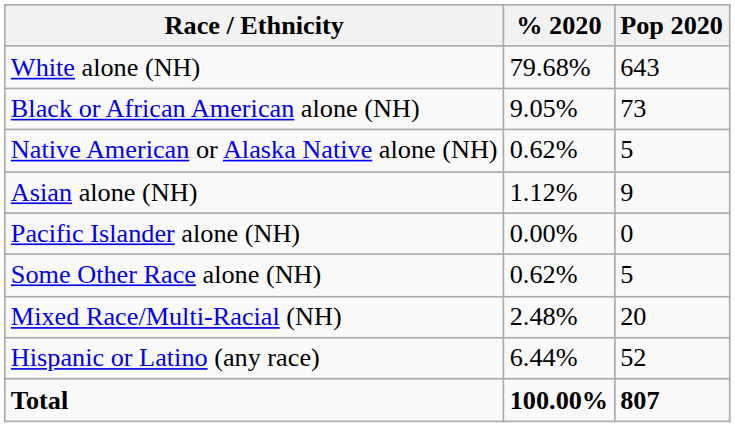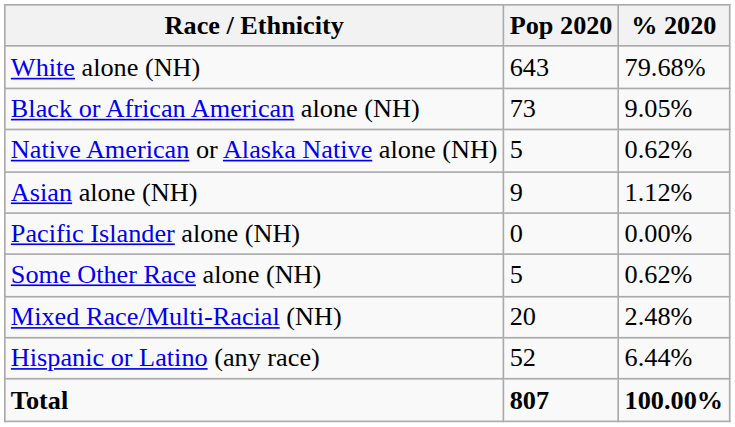columns swapped: (672, 25) <-> (559, 25)
